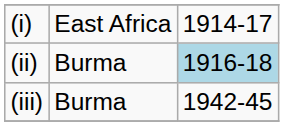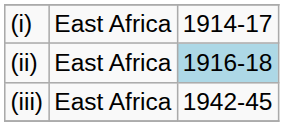(90, 62) Burma -> (113, 62) East Africa
(90, 101) Burma -> (113, 101) East Africa
